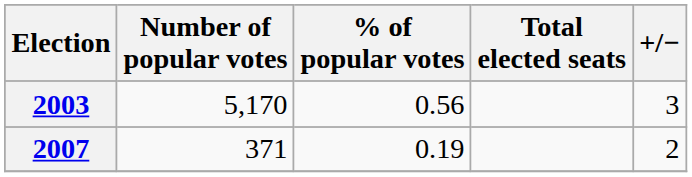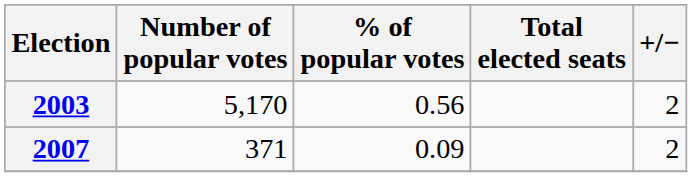(672, 103) 3 -> (672, 103) 2
(440, 148) 0.19 -> (440, 148) 0.09
